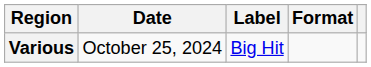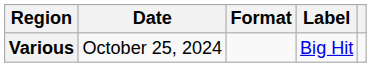columns swapped: (323, 18) <-> (257, 18)
